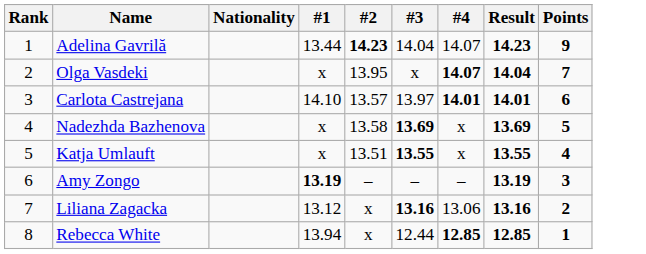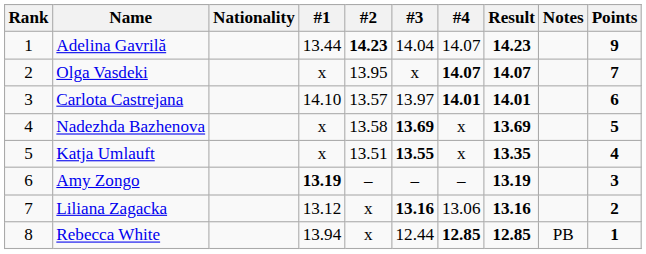+ column: (563, 18)
(512, 72) 14.04 -> (512, 72) 14.07
(512, 153) 13.55 -> (512, 153) 13.35
